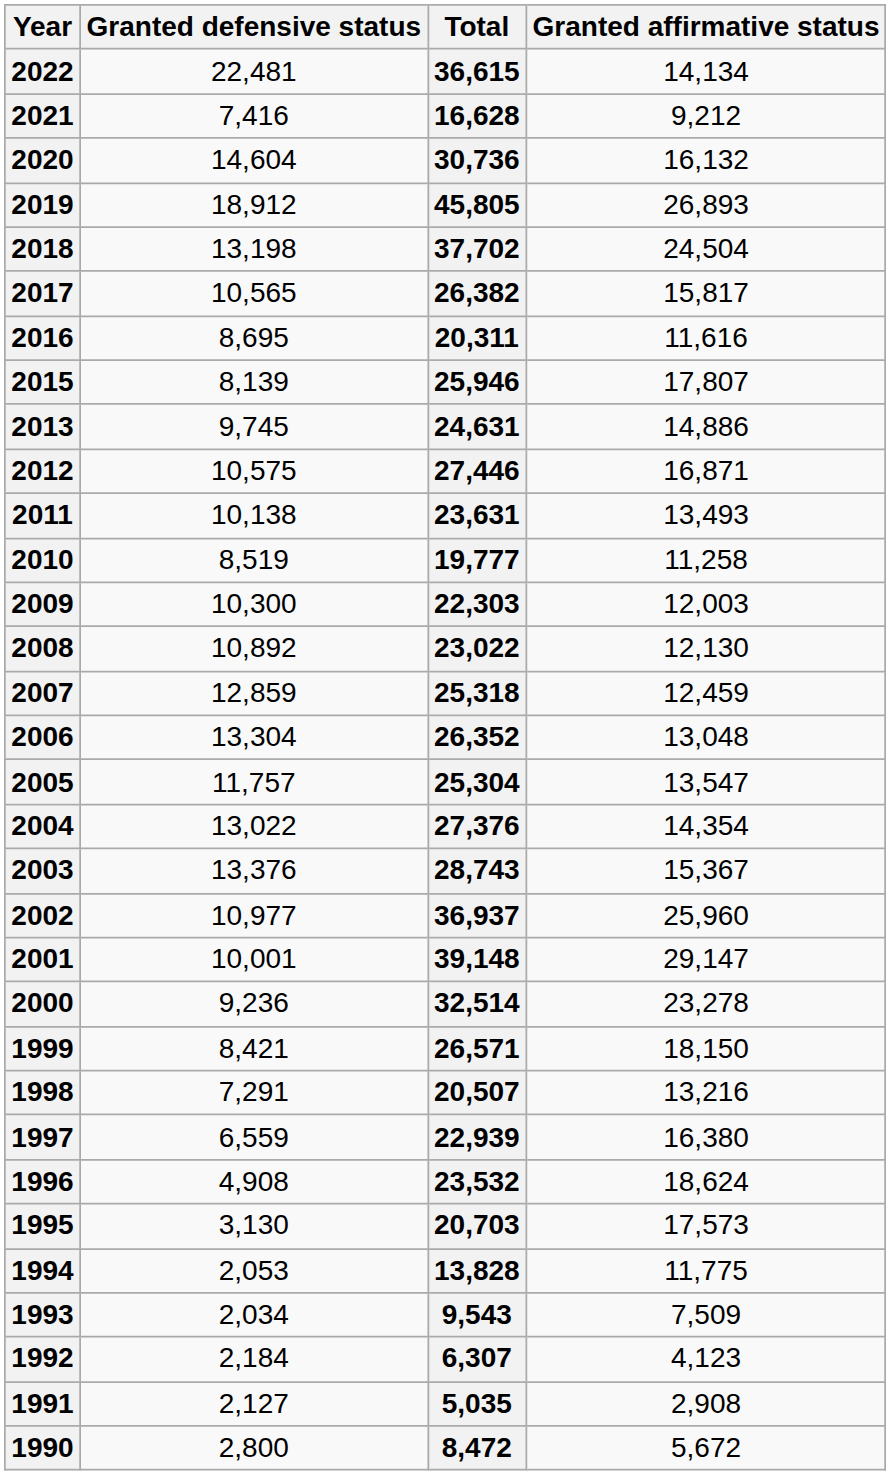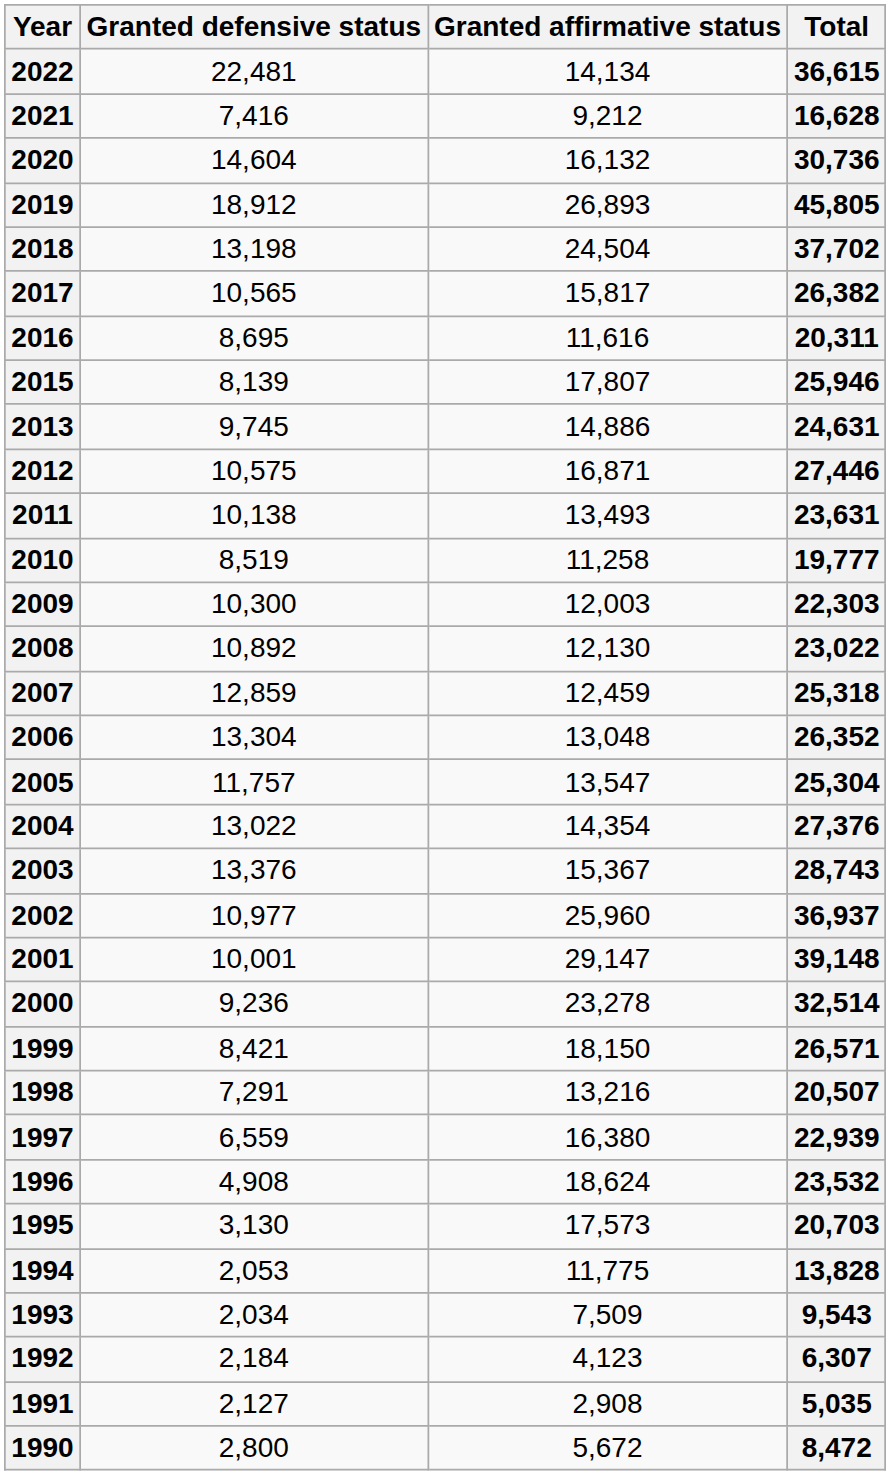columns swapped: (706, 26) <-> (477, 26)
